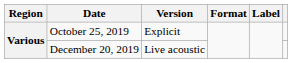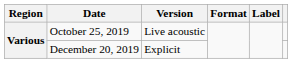(162, 31) Explicit -> (175, 31) Live acoustic
(175, 49) Live acoustic -> (162, 49) Explicit
